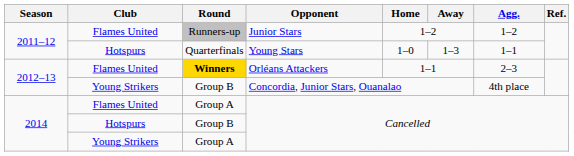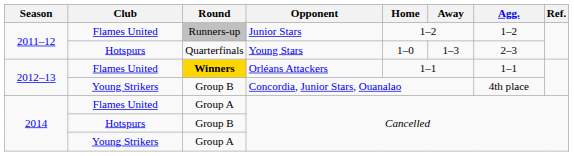(509, 50) 1–1 -> (509, 50) 2–3
(509, 68) 2–3 -> (509, 68) 1–1
